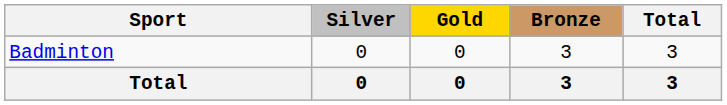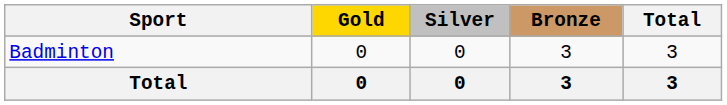columns swapped: (460, 21) <-> (361, 21)
